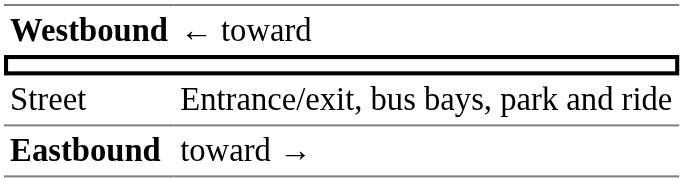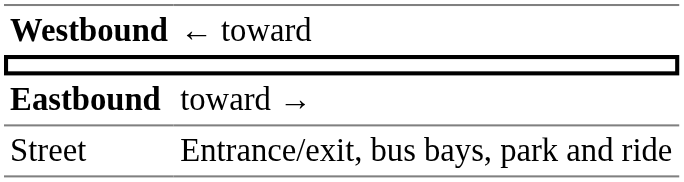rows swapped: (85, 150) <-> (48, 99)
